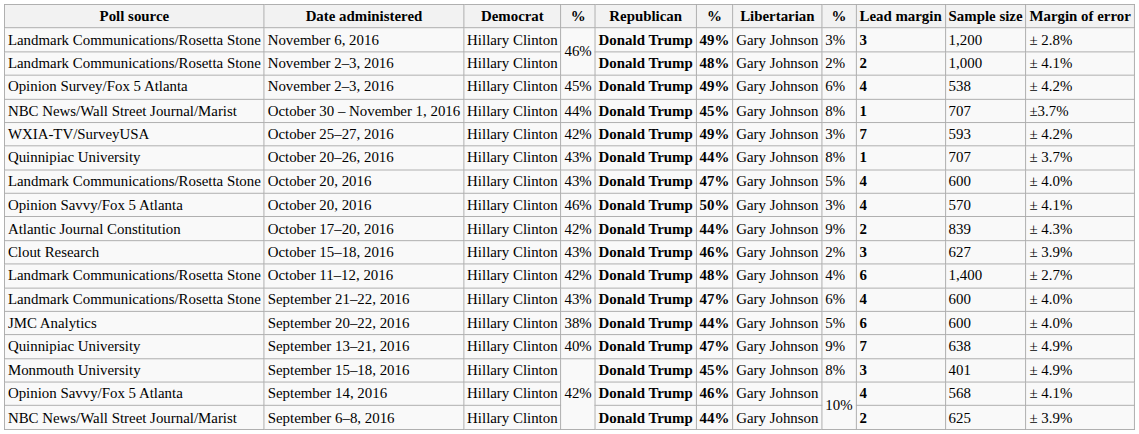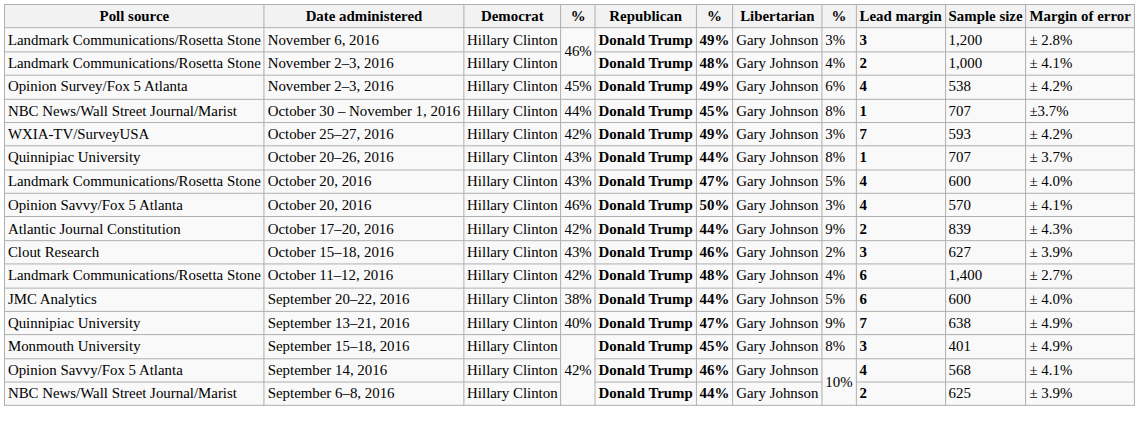(835, 63) 2% -> (835, 63) 4%
- row: (134, 299)
